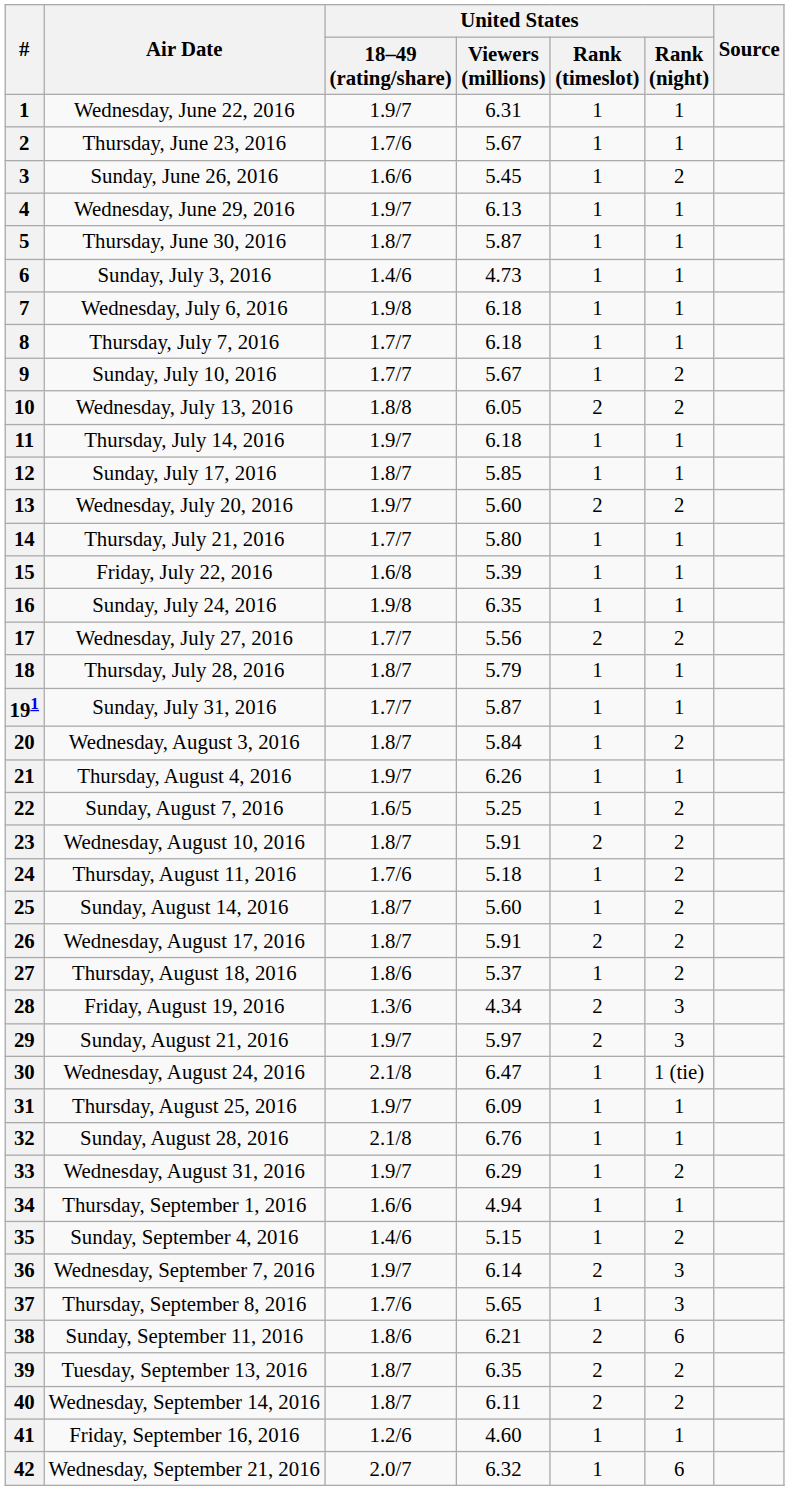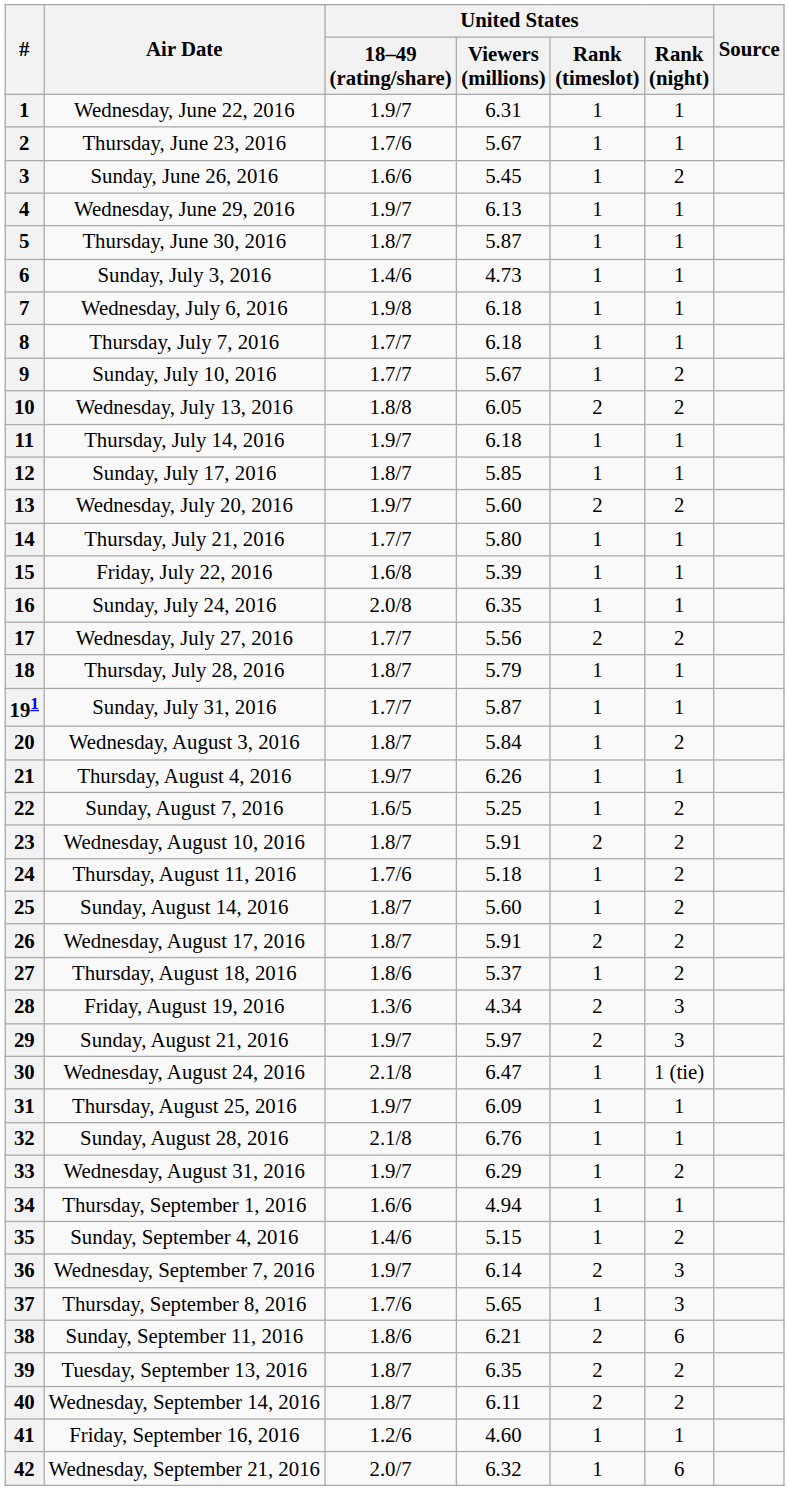(391, 605) 1.9/8 -> (391, 605) 2.0/8
